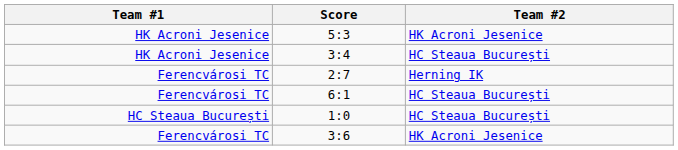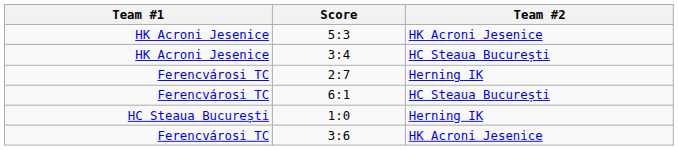(479, 115) HC Steaua București -> (446, 115) Herning IK
